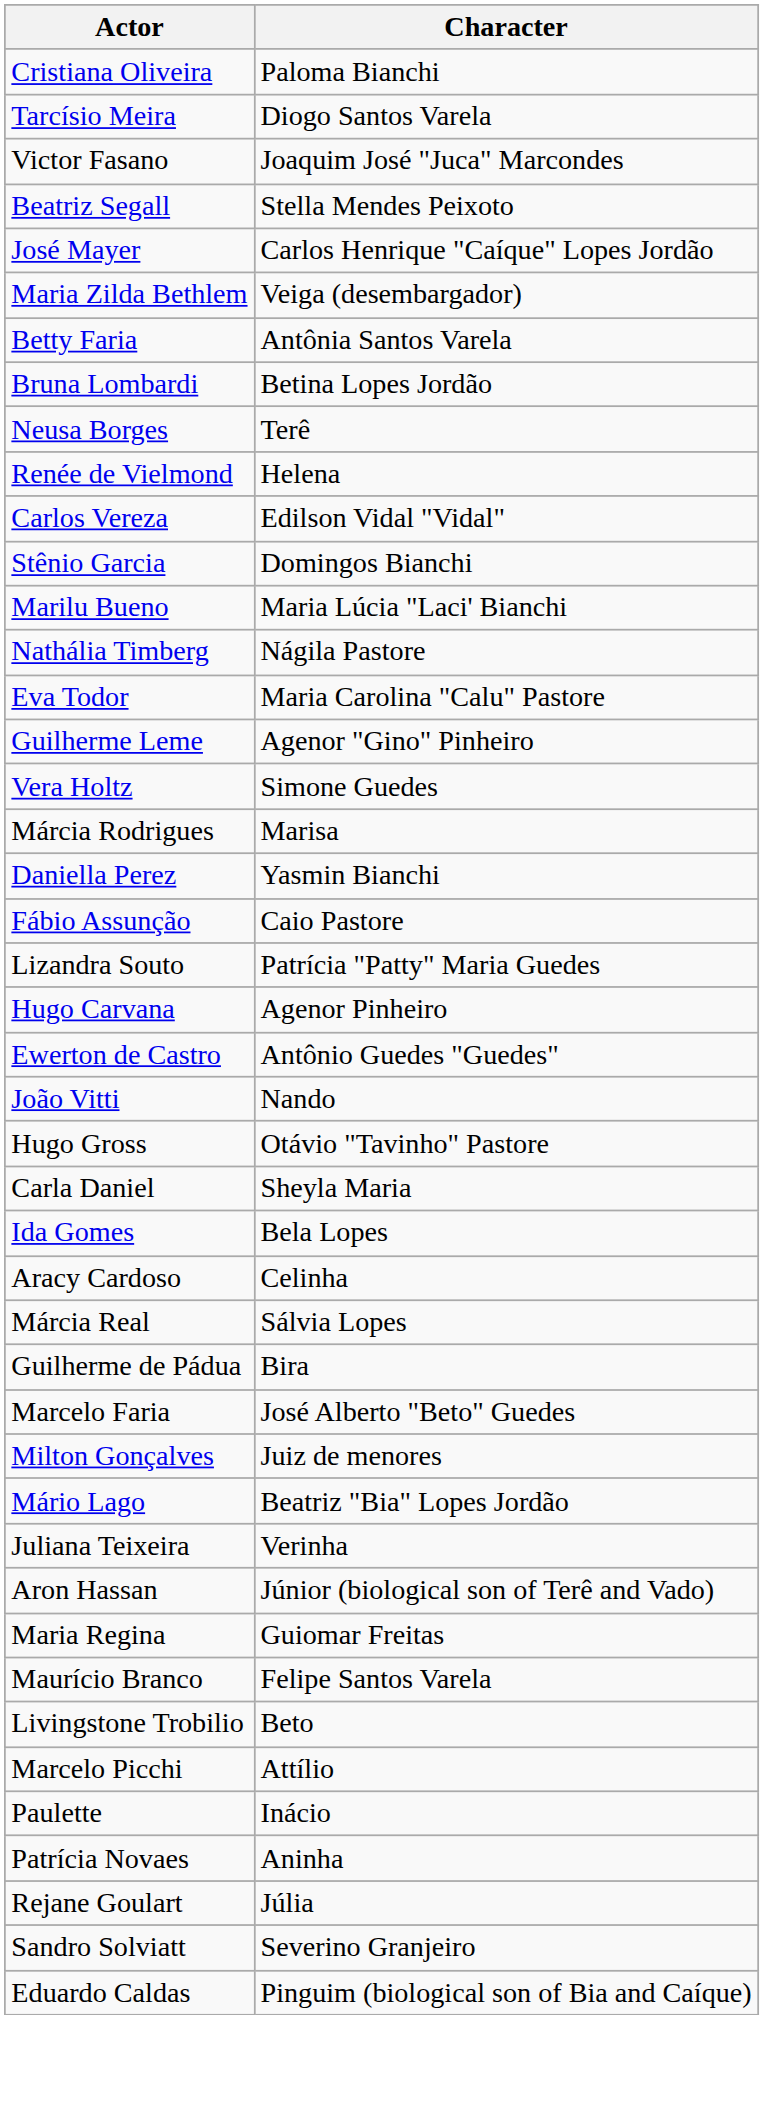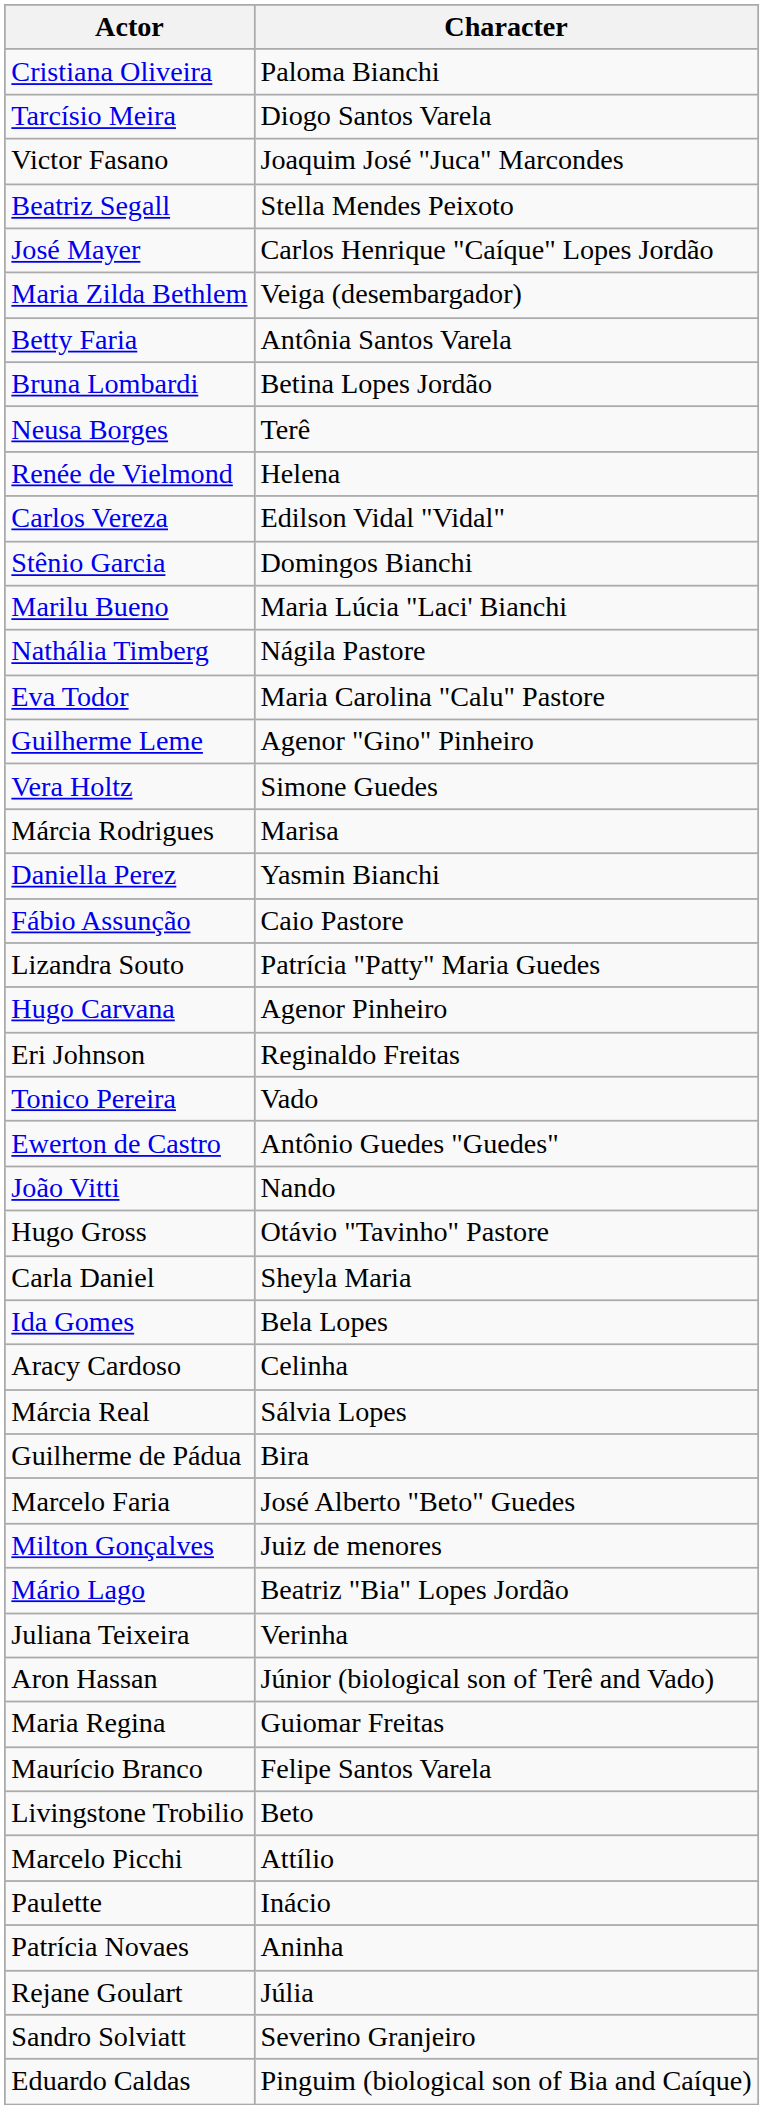+ row: (78, 1054)
+ row: (94, 1098)
